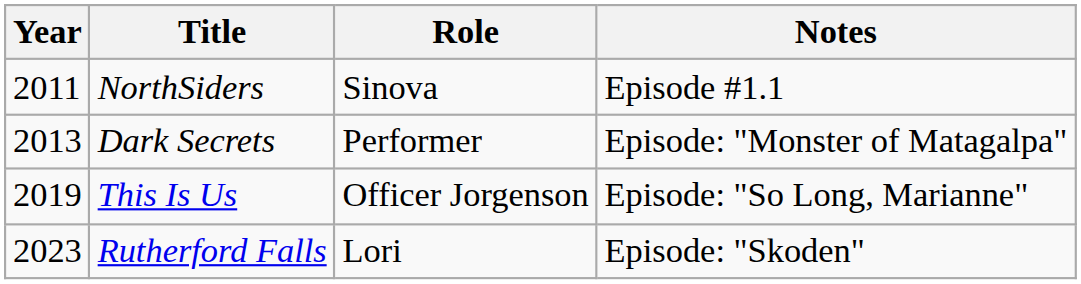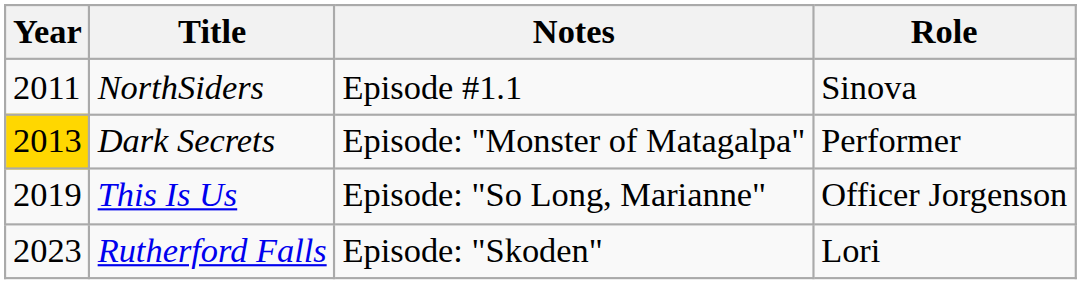columns swapped: (466, 31) <-> (836, 31)
(47, 140) no background -> (47, 140) gold background
